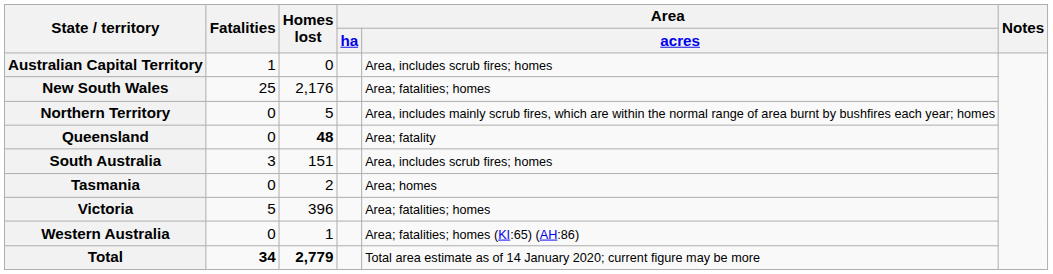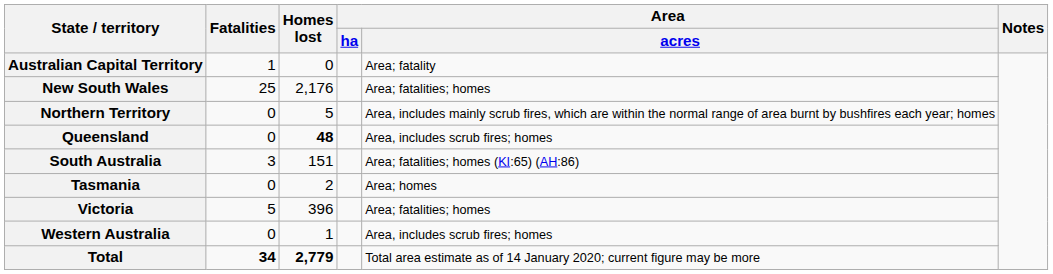(459, 65) Area, includes scrub fires; homes -> (400, 65) Area; fatality
(400, 138) Area; fatality -> (459, 138) Area, includes scrub fires; homes
(459, 162) Area, includes scrub fires; homes -> (472, 162) Area; fatalities; homes (KI:65) (AH:86)
(472, 234) Area; fatalities; homes (KI:65) (AH:86) -> (459, 234) Area, includes scrub fires; homes
